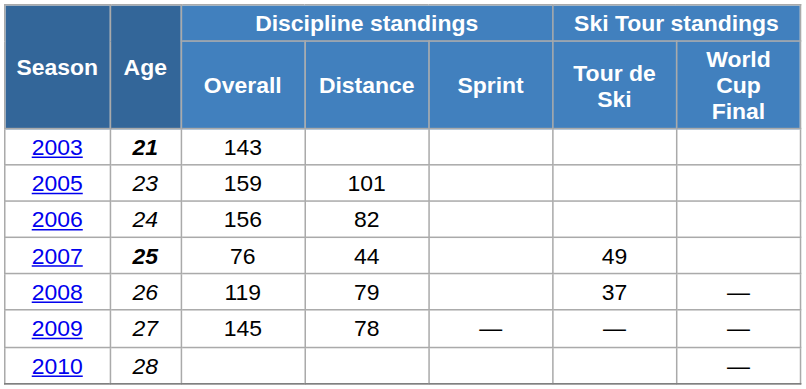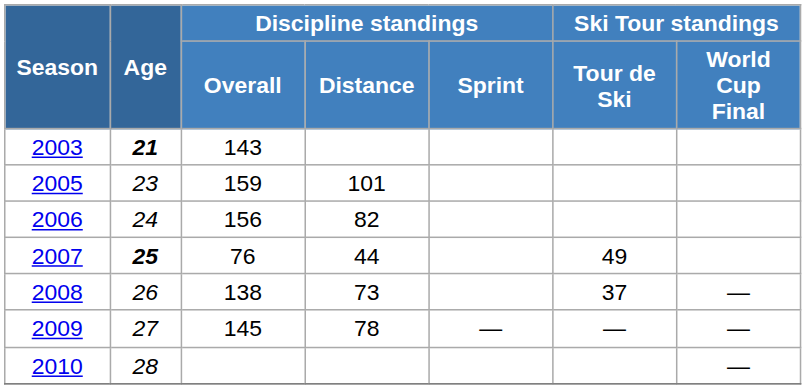(243, 292) 119 -> (243, 292) 138
(367, 292) 79 -> (367, 292) 73
